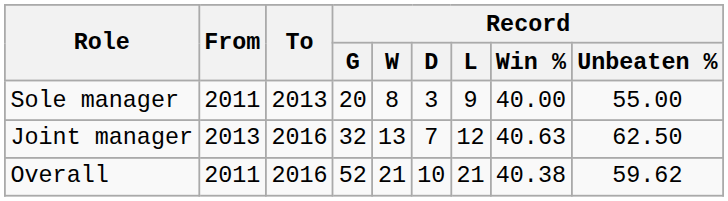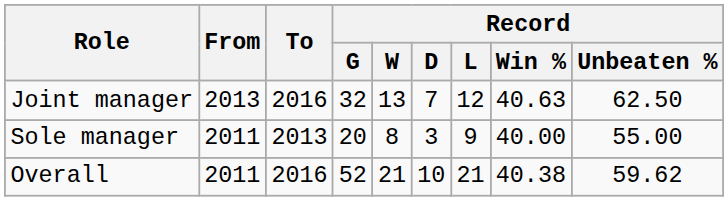rows swapped: (95, 100) <-> (102, 138)
